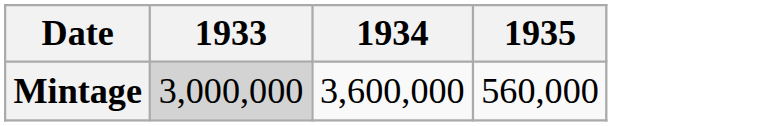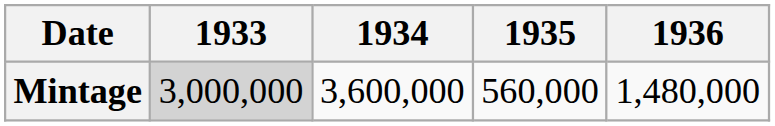+ column: (688, 33)
